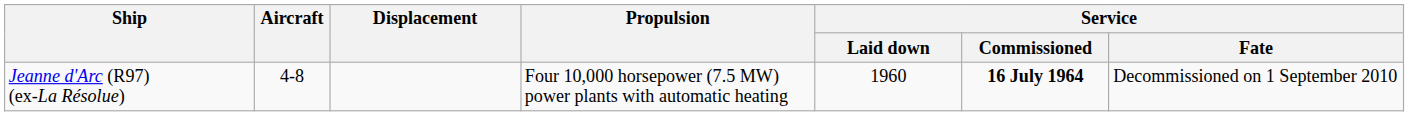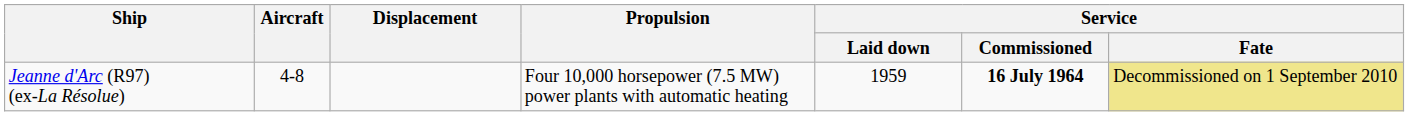(888, 76) 1960 -> (888, 76) 1959
(1255, 76) no background -> (1255, 76) khaki background
